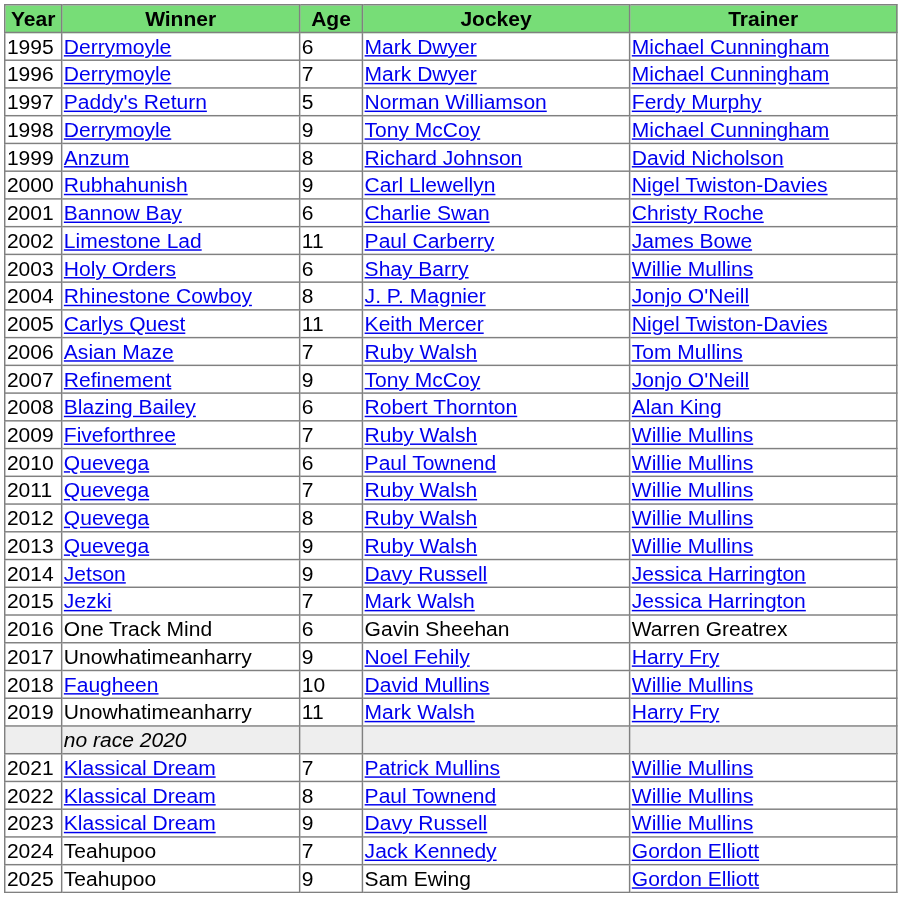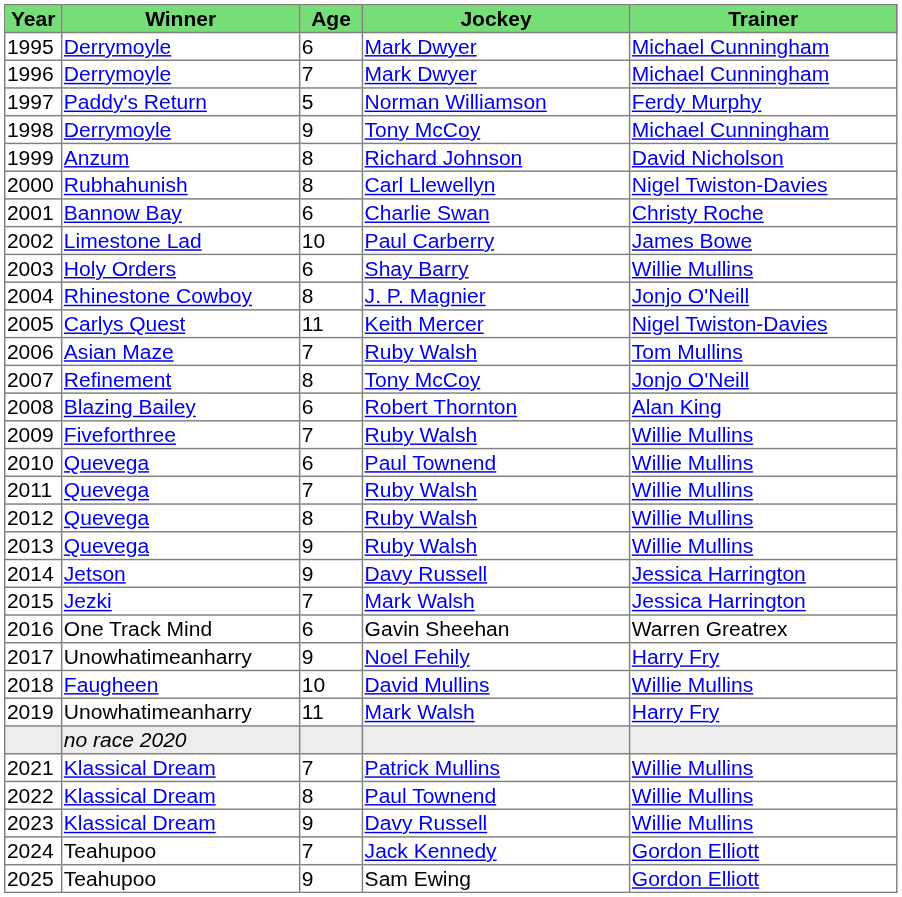(308, 185) 9 -> (308, 185) 8
(313, 241) 11 -> (314, 241) 10
(308, 379) 9 -> (308, 379) 8
